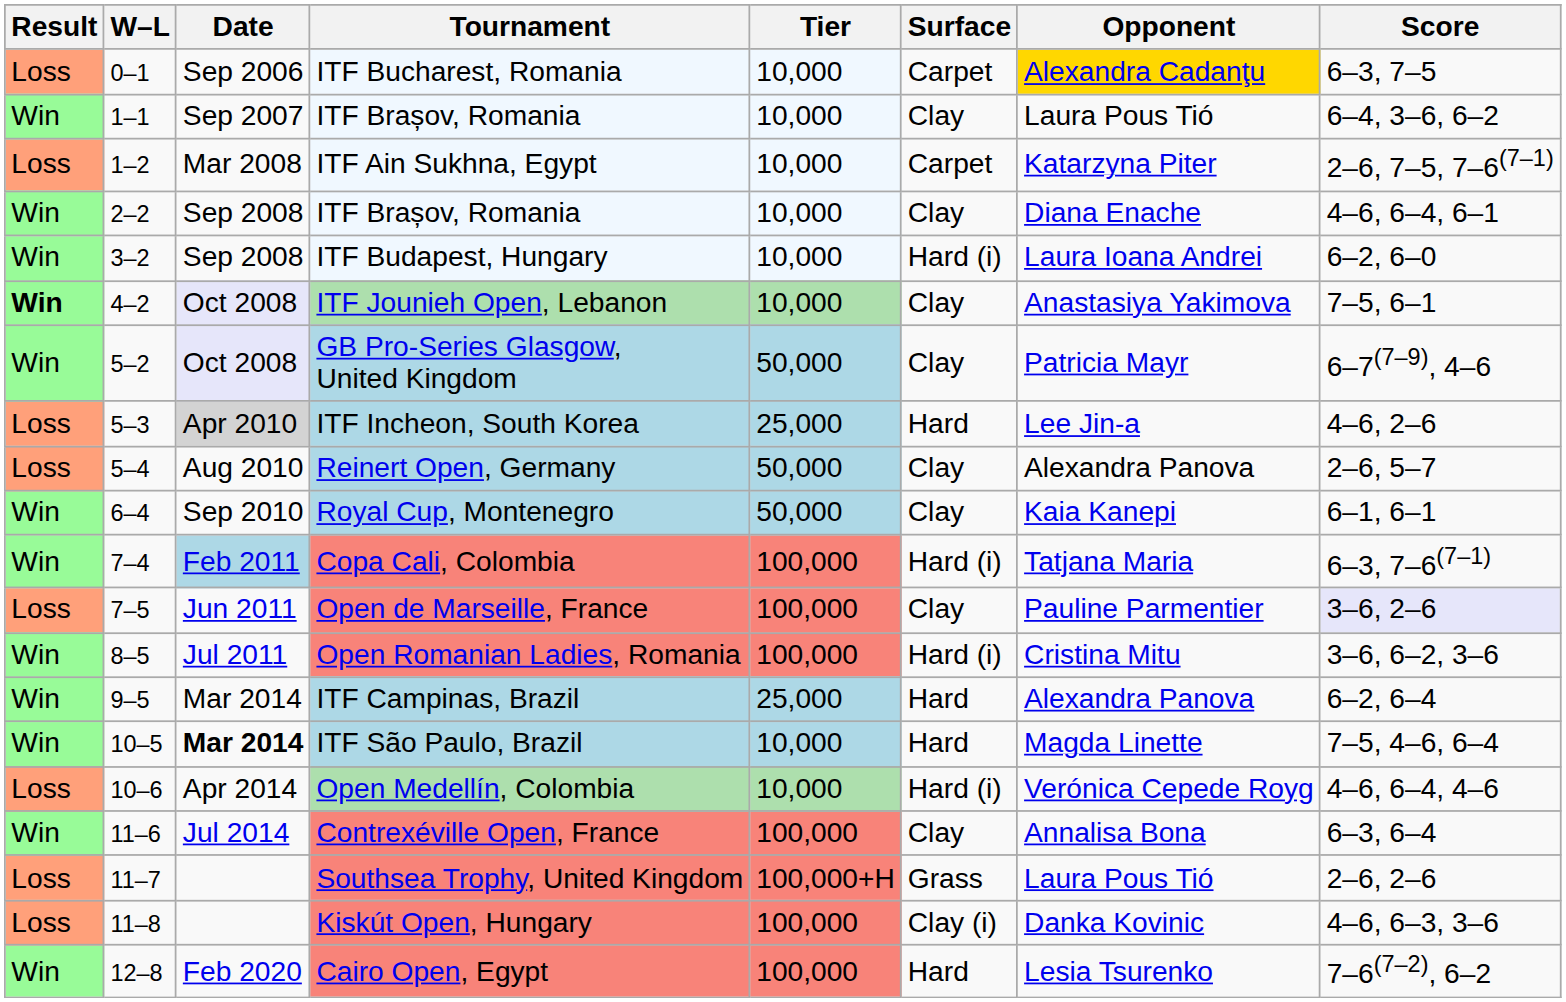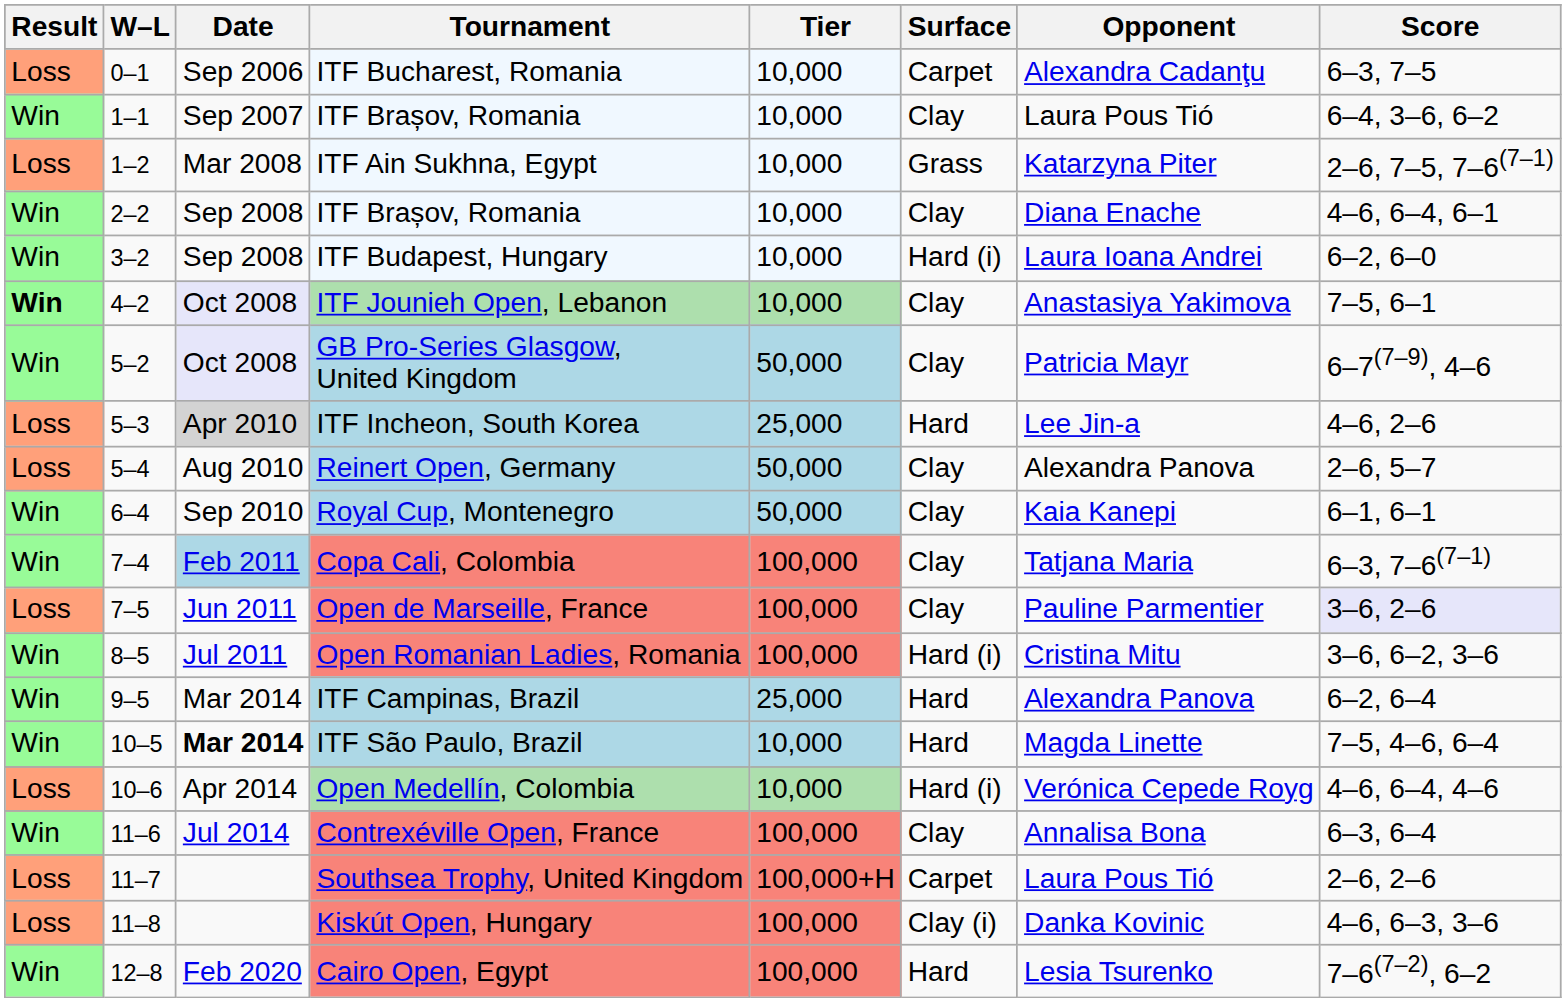(1145, 71) gold background -> (1145, 71) no background
(950, 164) Carpet -> (945, 164) Grass
(955, 561) Hard (i) -> (936, 561) Clay
(945, 877) Grass -> (950, 877) Carpet
